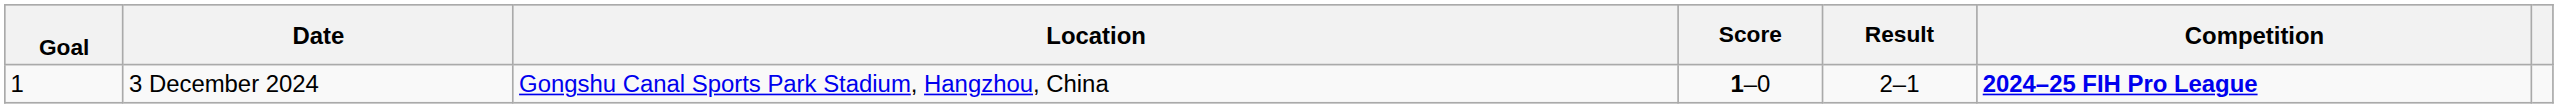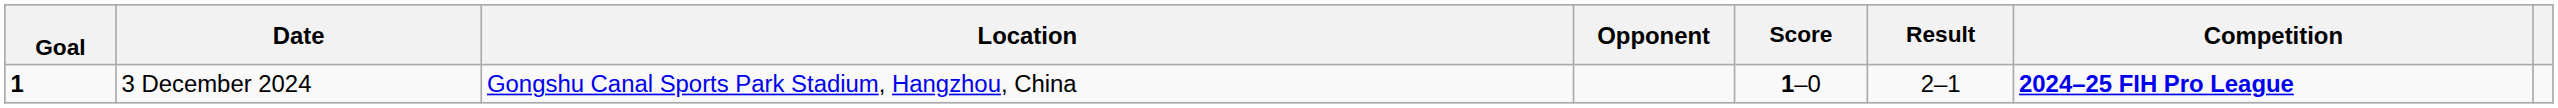+ column: (1654, 35)
(17, 85) normal -> (17, 85) bold
